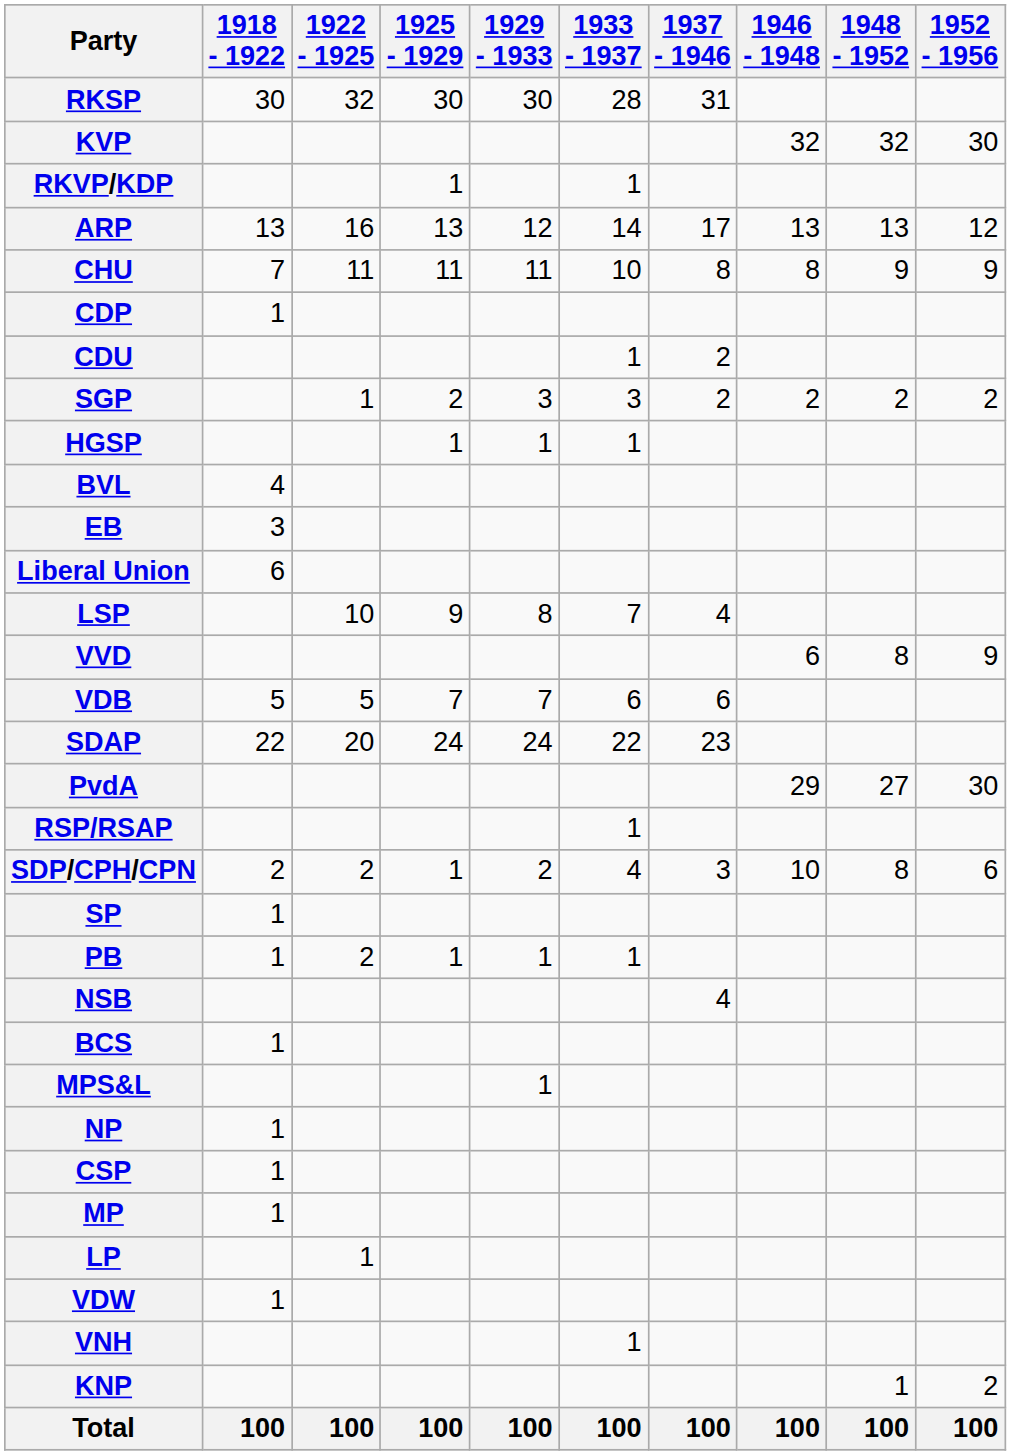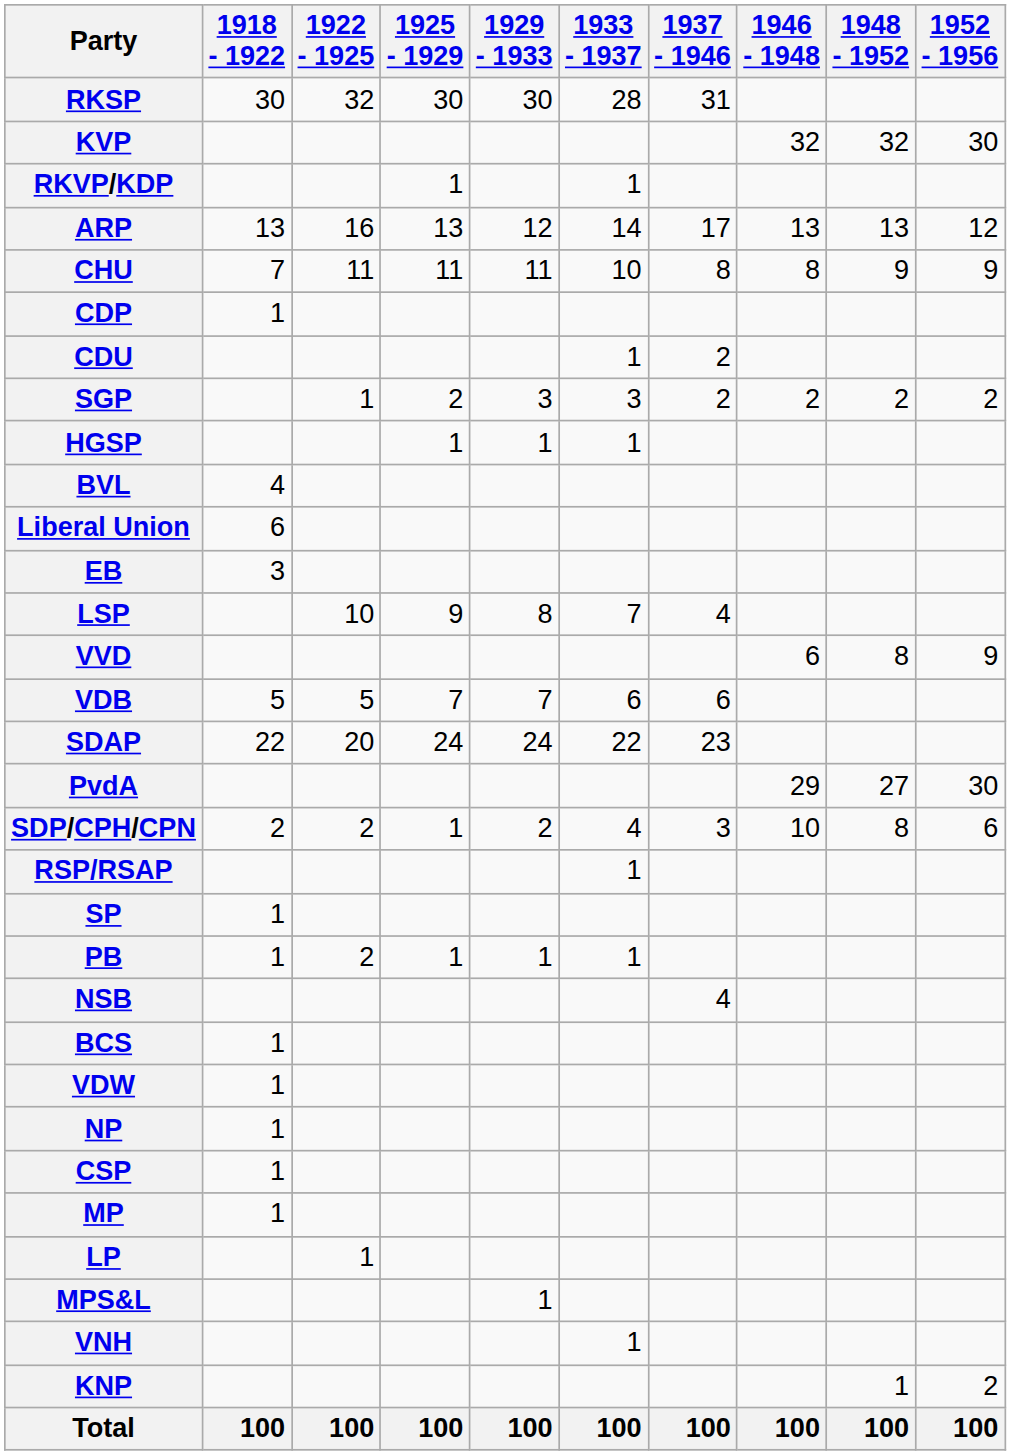rows swapped: (103, 570) <-> (103, 528)
rows swapped: (103, 871) <-> (103, 828)
rows swapped: (103, 1299) <-> (103, 1085)
